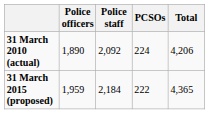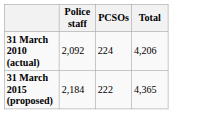- column: (78, 18)
